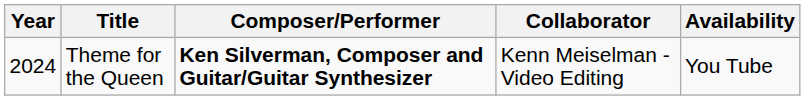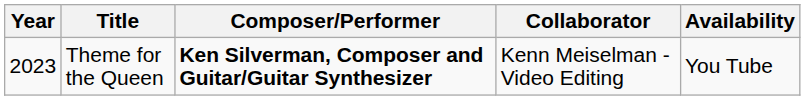(33, 66) 2024 -> (33, 66) 2023
